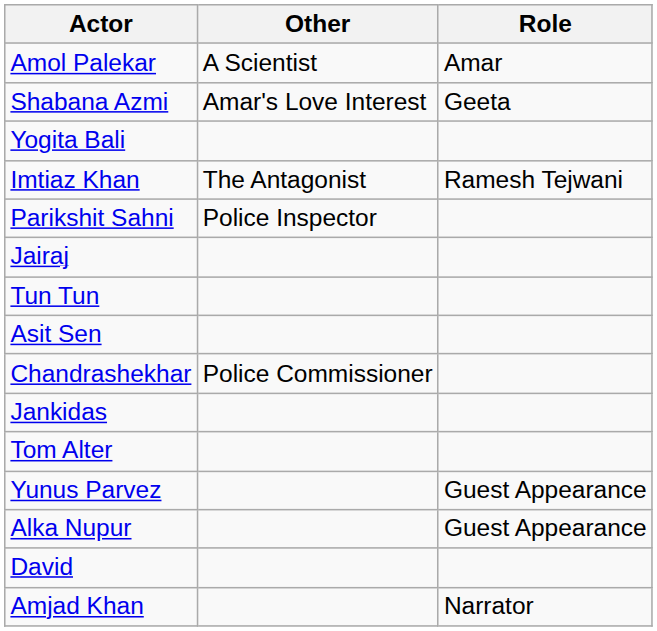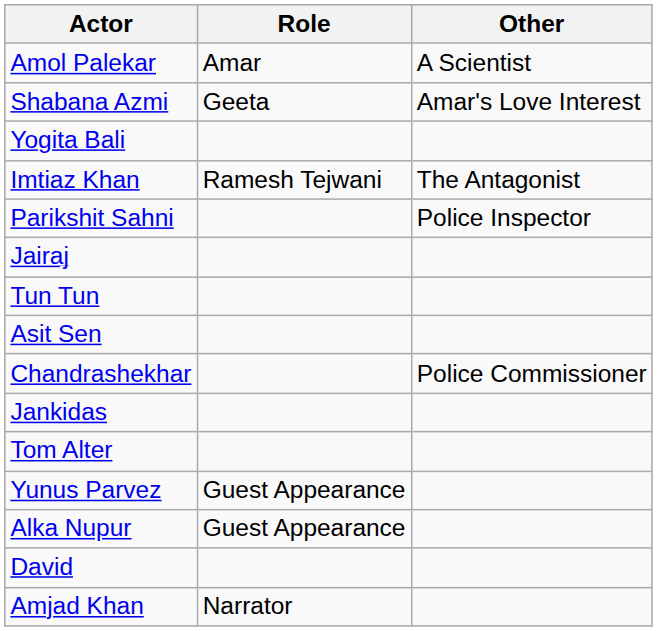columns swapped: (545, 23) <-> (318, 23)
